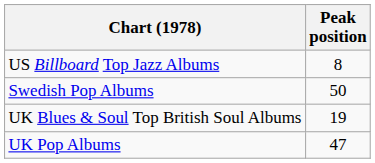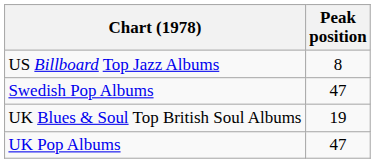(338, 90) 50 -> (338, 90) 47
